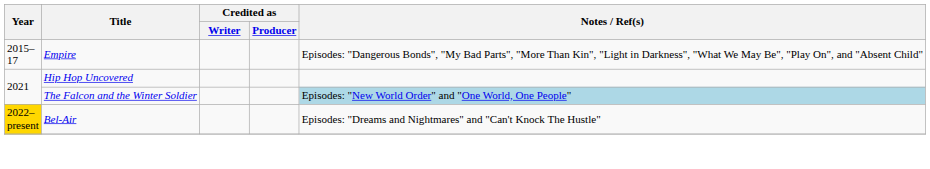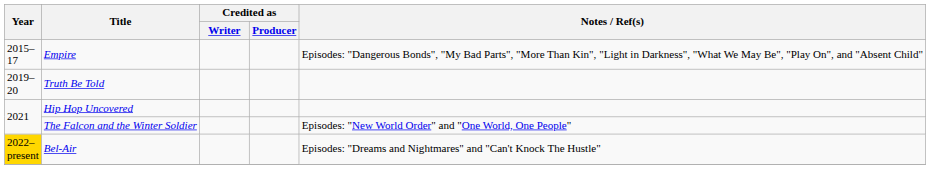+ row: (74, 84)
(437, 95) lightblue background -> (437, 125) no background
